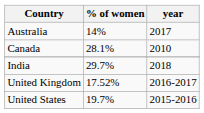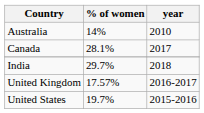(160, 31) 2017 -> (160, 31) 2010
(160, 48) 2010 -> (160, 48) 2017
(103, 83) 17.52% -> (103, 83) 17.57%
